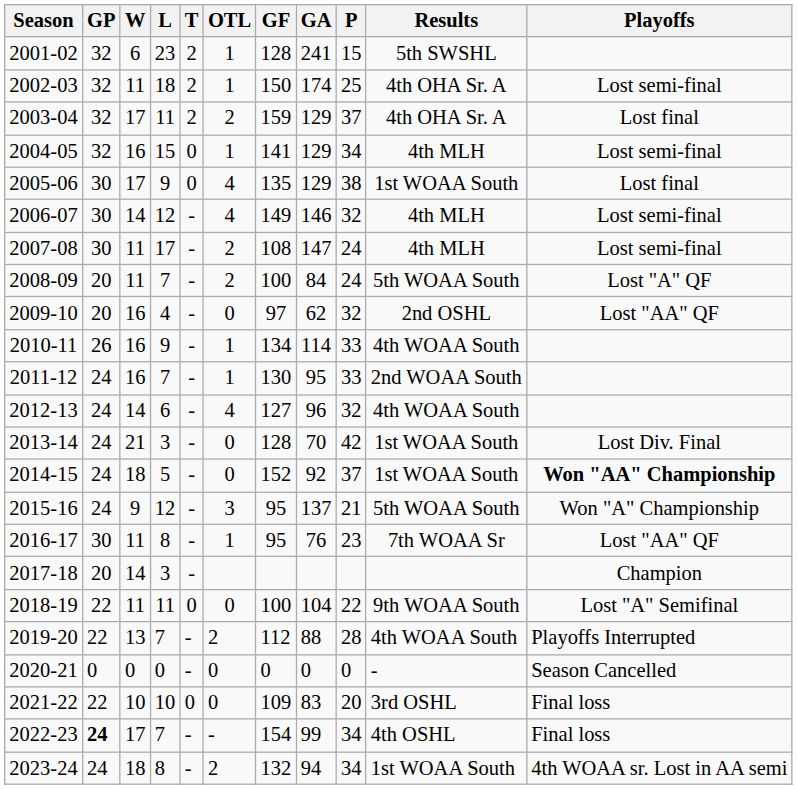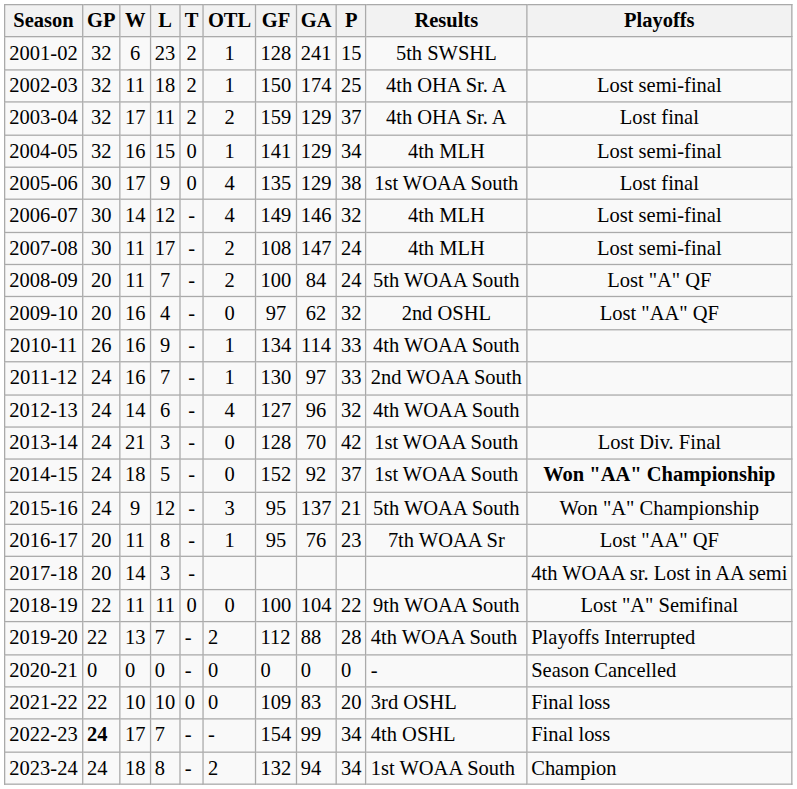(316, 378) 95 -> (316, 378) 97
(101, 540) 30 -> (101, 540) 20
(659, 572) Champion -> (659, 572) 4th WOAA sr. Lost in AA semi
(659, 767) 4th WOAA sr. Lost in AA semi -> (574, 767) Champion
